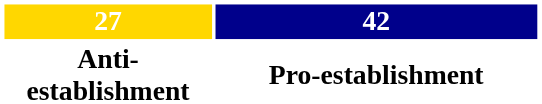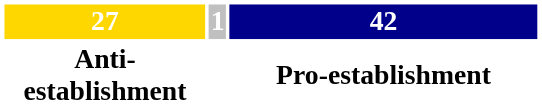+ column: (218, 21)
